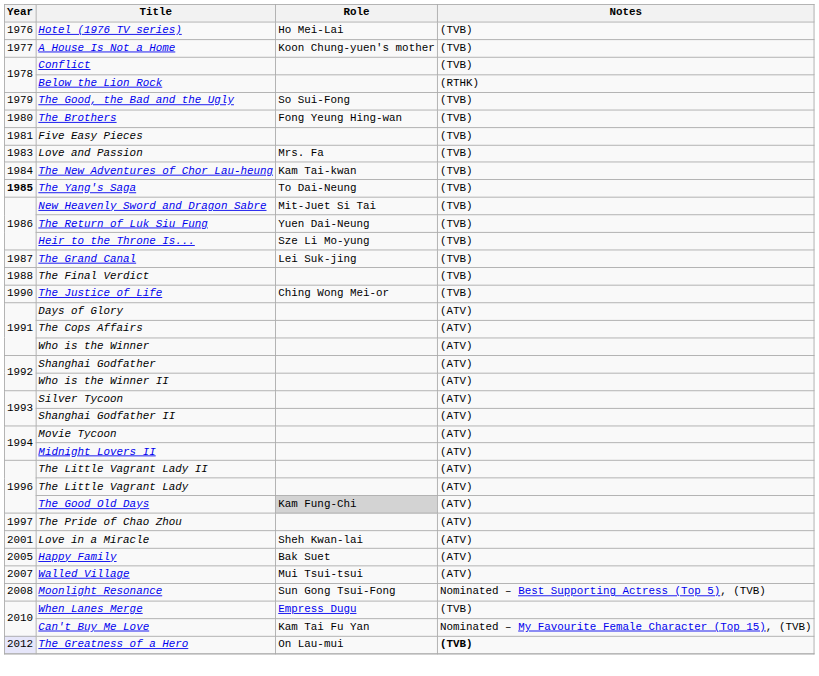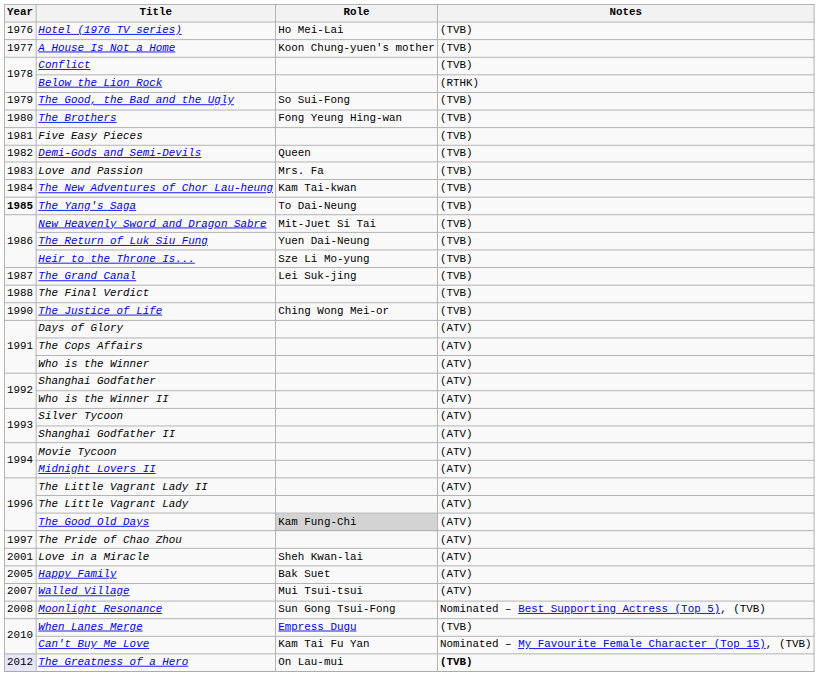+ row: (120, 154)
